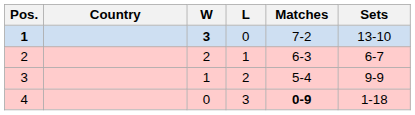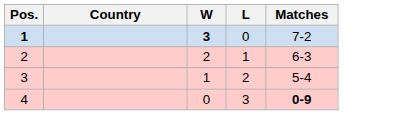- column: (374, 15)
